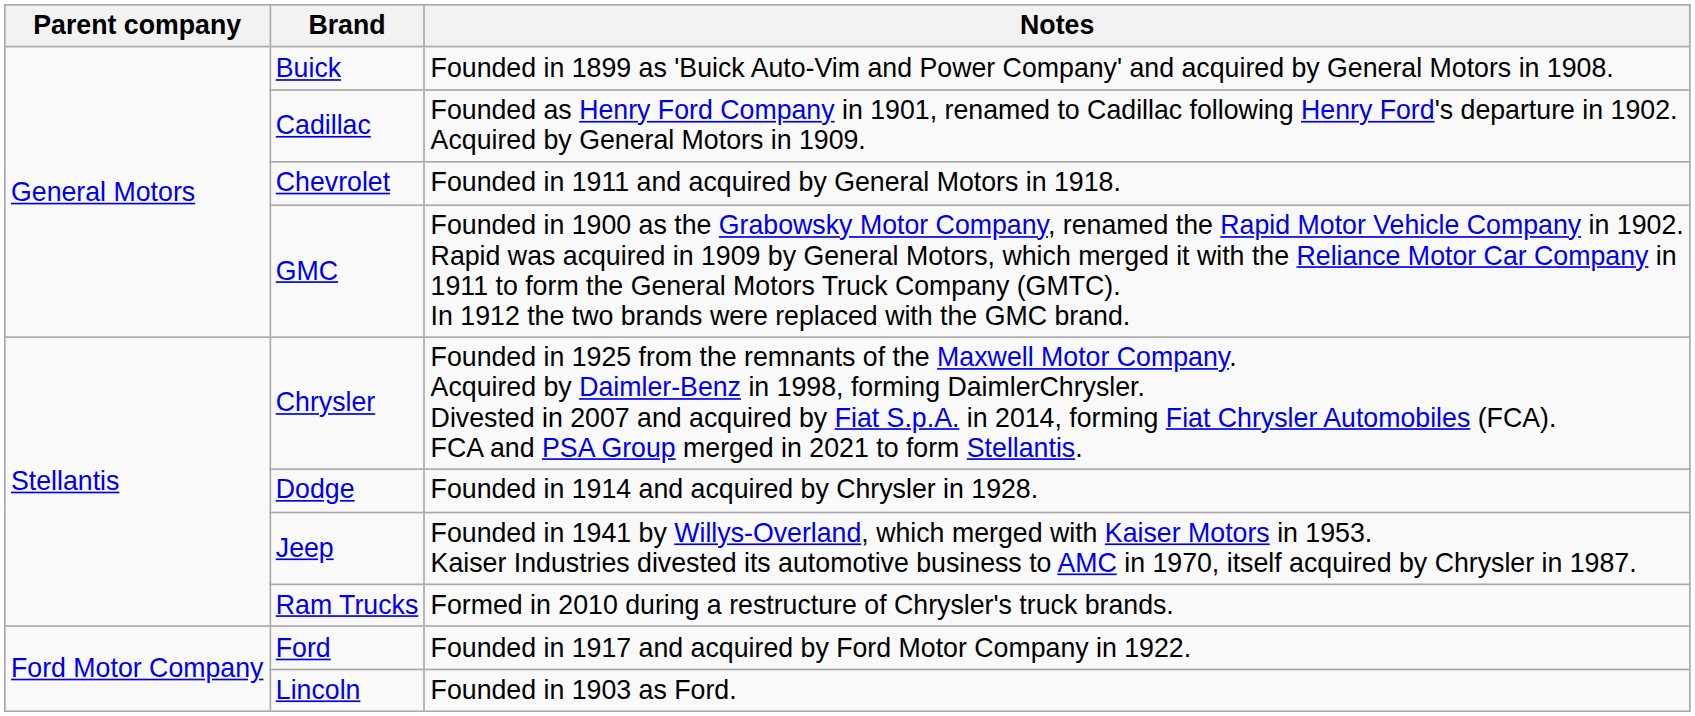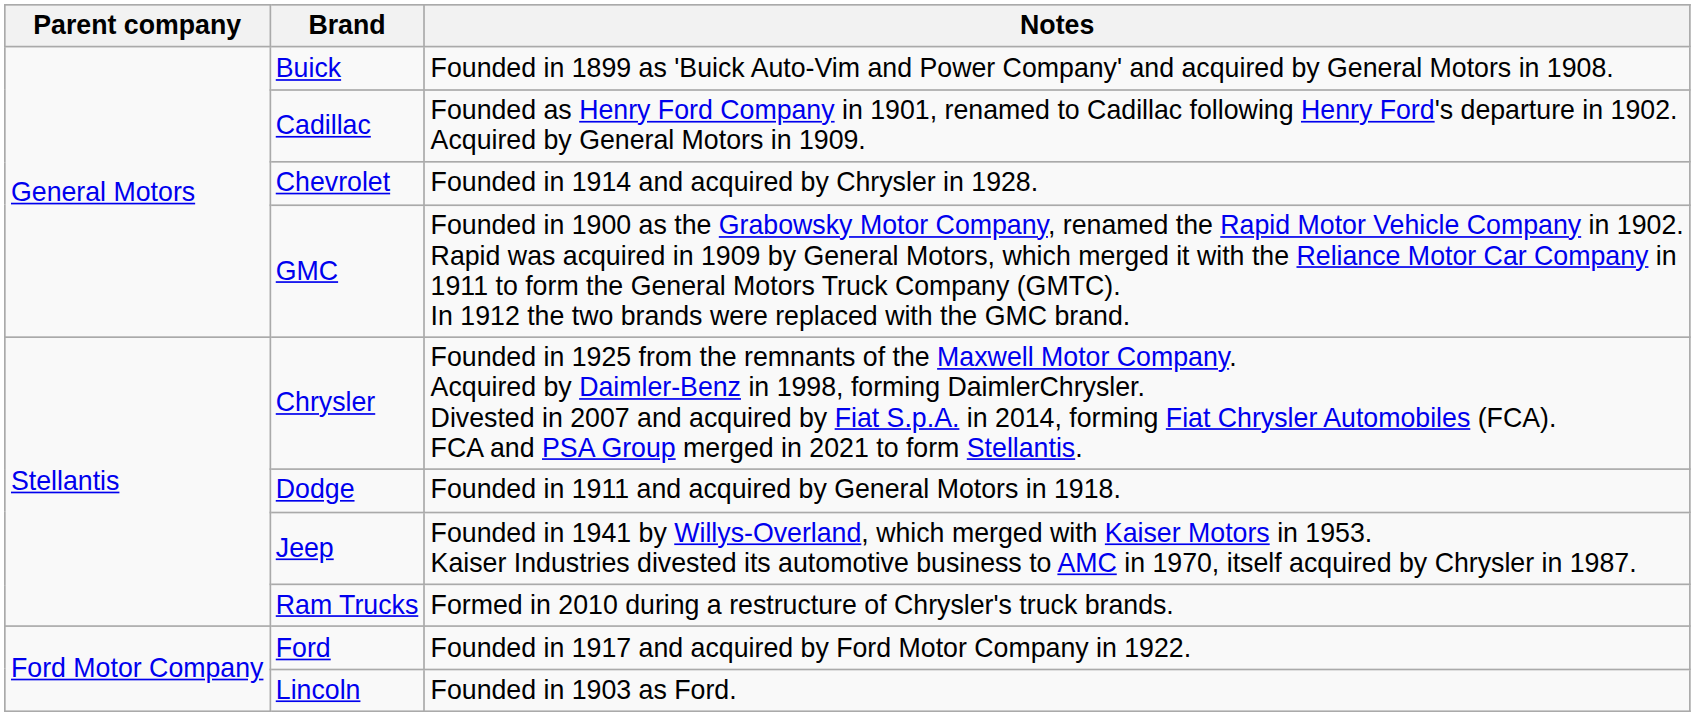(776, 182) Founded in 1911 and acquired by General Motors in 1918. -> (734, 182) Founded in 1914 and acquired by Chrysler in 1928.
(734, 490) Founded in 1914 and acquired by Chrysler in 1928. -> (776, 490) Founded in 1911 and acquired by General Motors in 1918.
